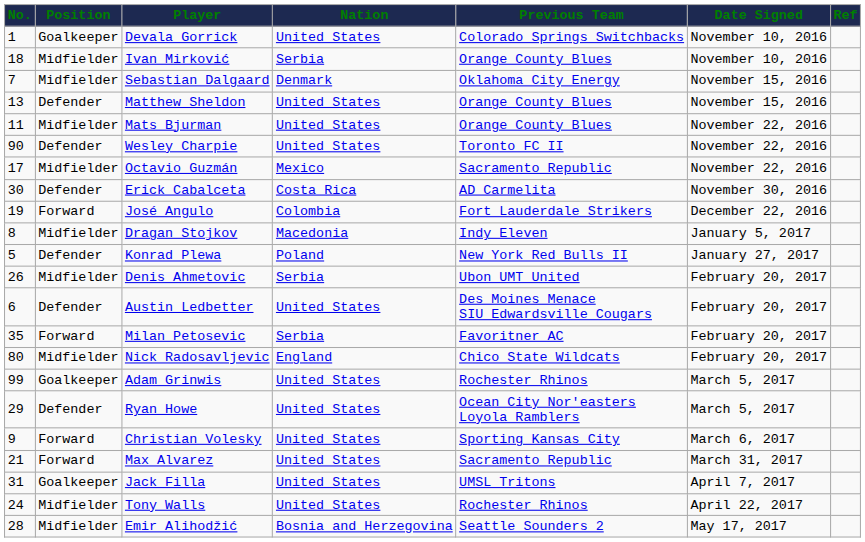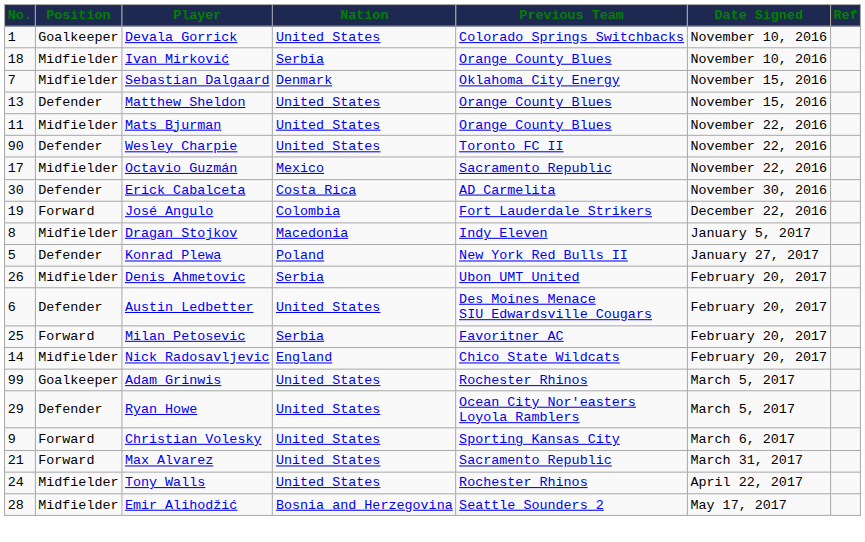(16, 336) 35 -> (16, 336) 25
(16, 358) 80 -> (16, 358) 14
- row: (165, 483)
